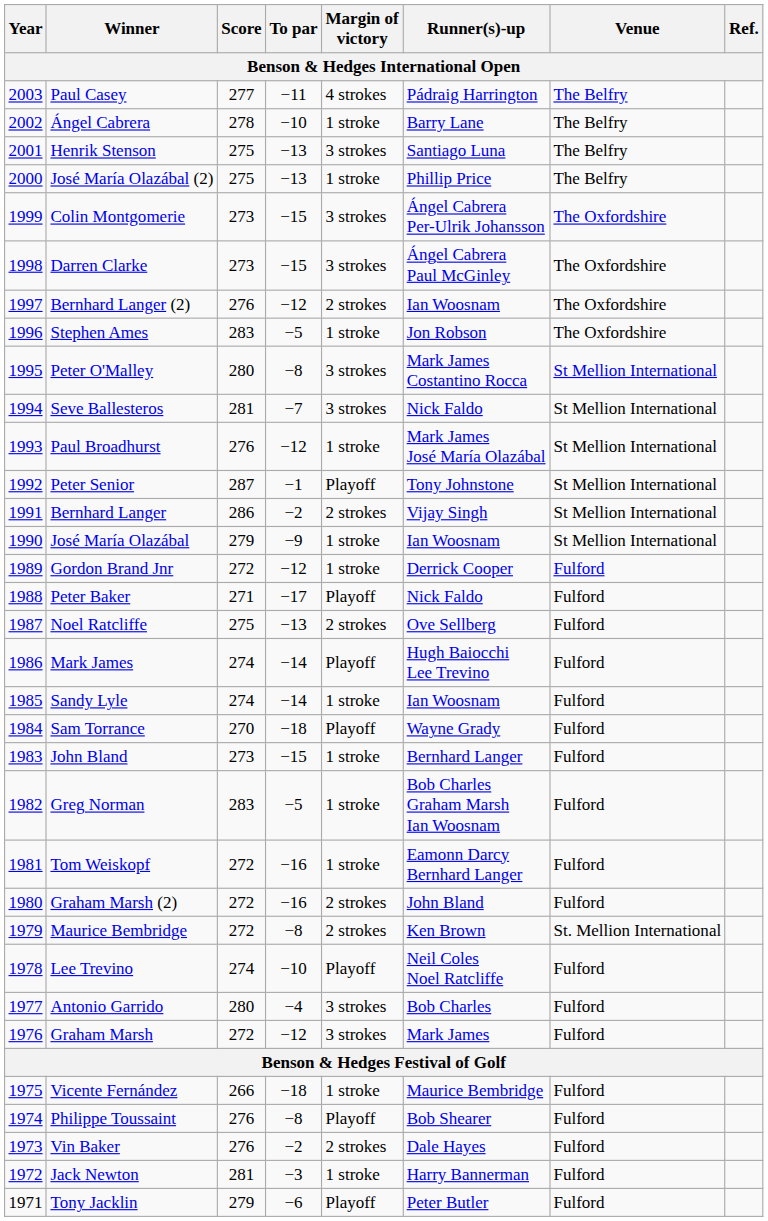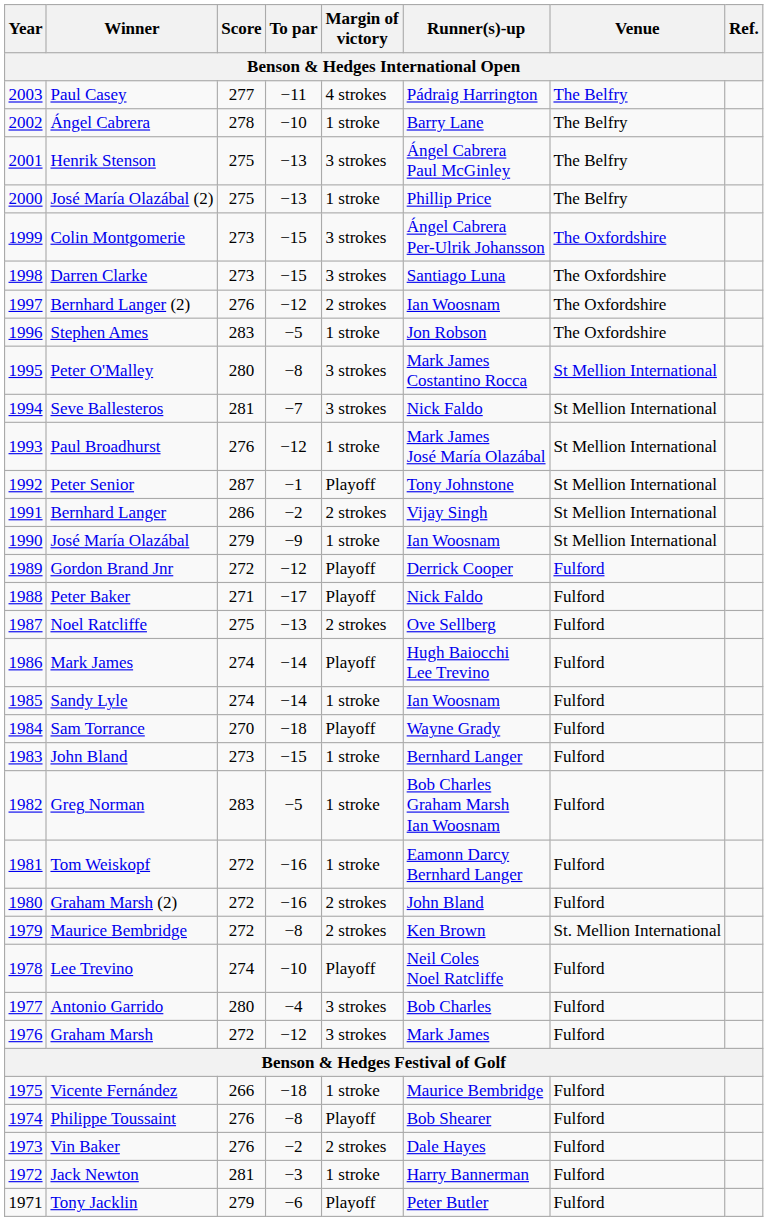(456, 151) Santiago Luna -> (458, 161) Ángel Cabrera Paul McGinley
(458, 265) Ángel Cabrera Paul McGinley -> (456, 275) Santiago Luna
(353, 568) 1 stroke -> (350, 568) Playoff
